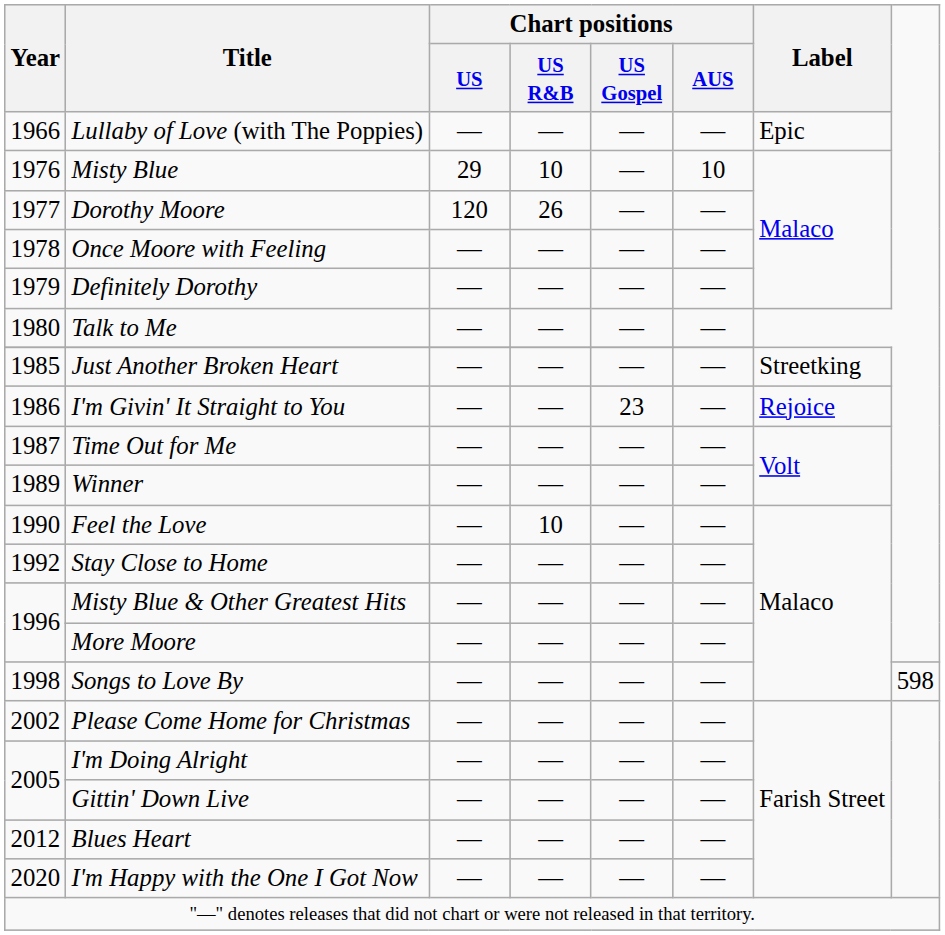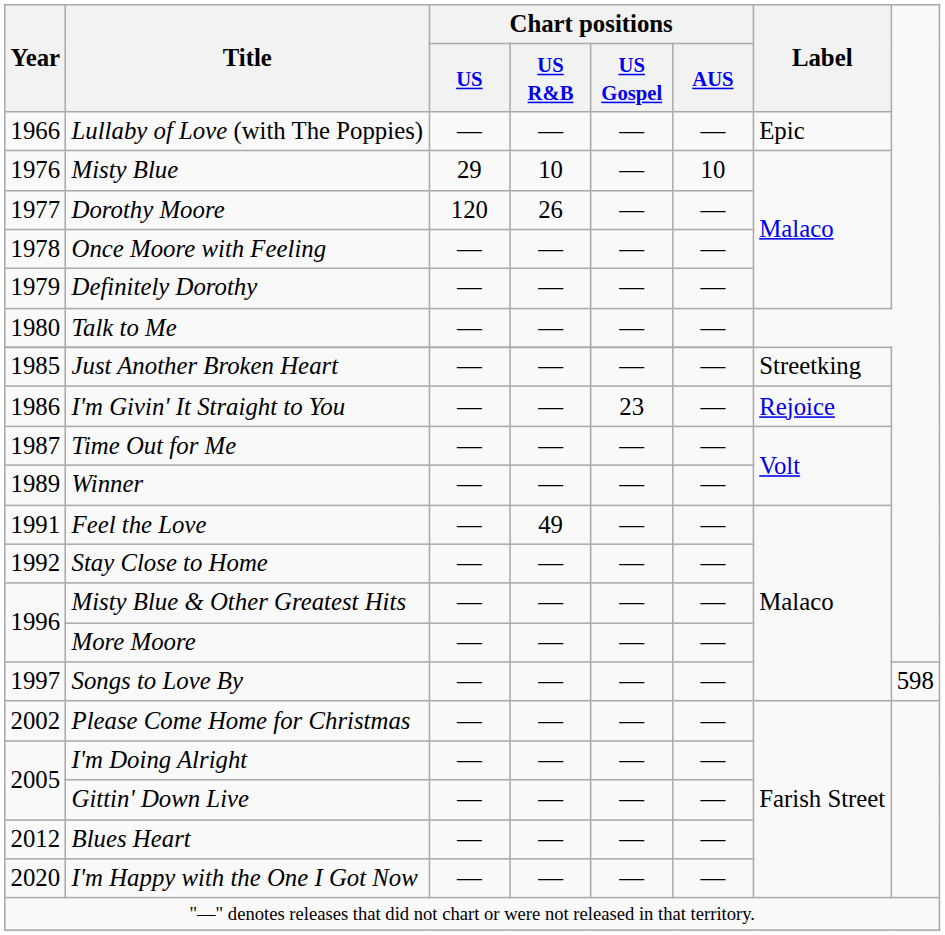(35, 524) 1990 -> (35, 524) 1991
(551, 524) 10 -> (551, 524) 49
(35, 681) 1998 -> (35, 681) 1997
